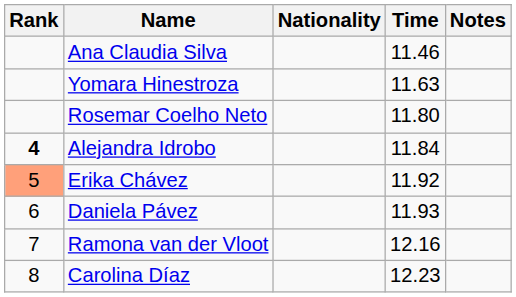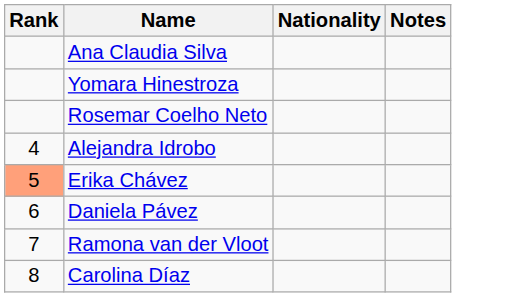- column: (415, 20)
(34, 148) bold -> (34, 148) normal
